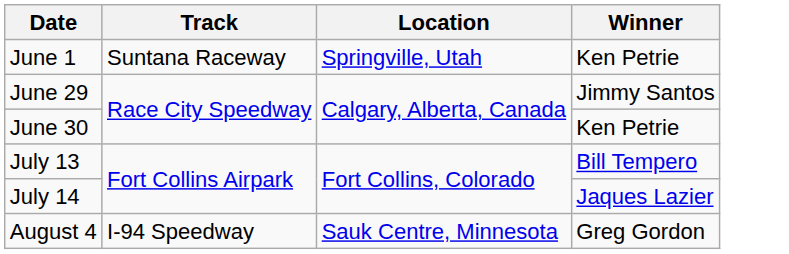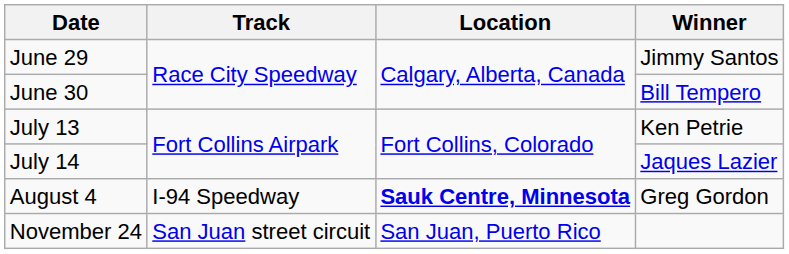- row: (43, 57)
(628, 127) Ken Petrie -> (701, 92) Bill Tempero
(637, 162) Bill Tempero -> (692, 127) Ken Petrie
(440, 232) normal -> (505, 197) bold
+ row: (76, 232)
